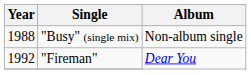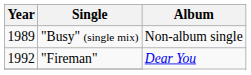(21, 36) 1988 -> (21, 36) 1989
